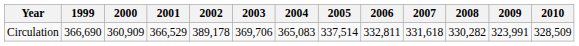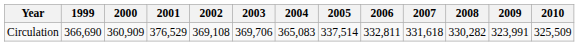(168, 31) 366,529 -> (168, 31) 376,529
(211, 31) 389,178 -> (211, 31) 369,108
(553, 31) 328,509 -> (553, 31) 325,509
